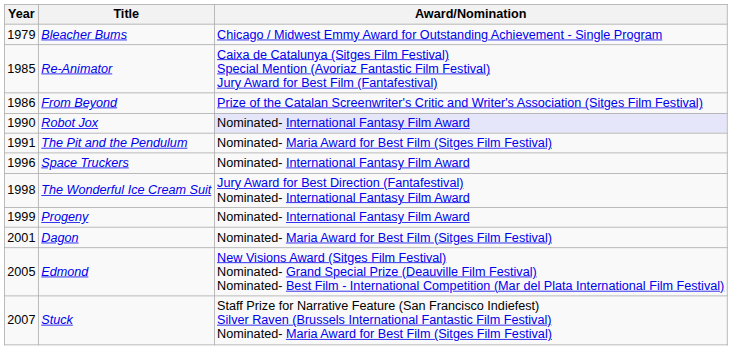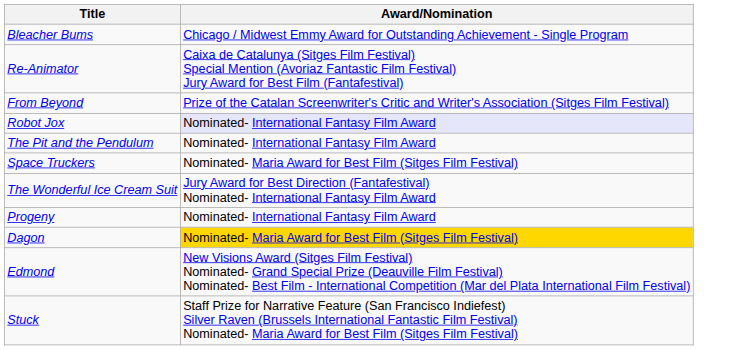- column: (21, 14)
(385, 143) Nominated- Maria Award for Best Film (Sitges Film Festival) -> (309, 143) Nominated- International Fantasy Film Award
(343, 163) Nominated- International Fantasy Film Award -> (351, 163) Nominated- Maria Award for Best Film (Sitges Film Festival)
(385, 237) no background -> (351, 237) gold background
